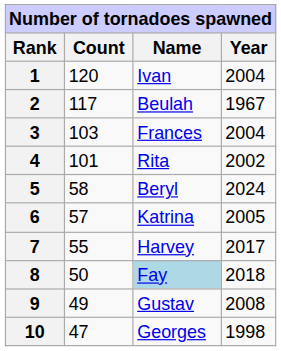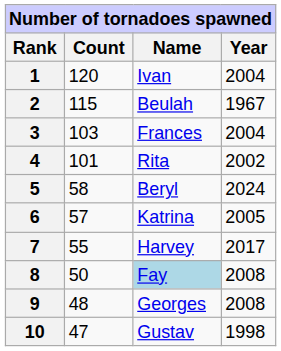(83, 104) 117 -> (83, 104) 115
(245, 275) 2018 -> (245, 275) 2008
(79, 303) 49 -> (79, 303) 48
(166, 303) Gustav -> (172, 303) Georges
(172, 331) Georges -> (166, 331) Gustav
